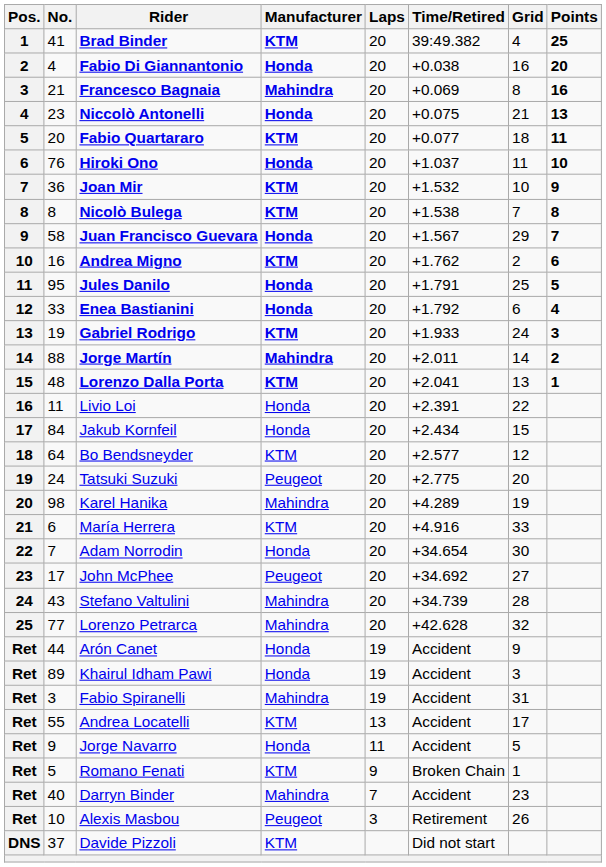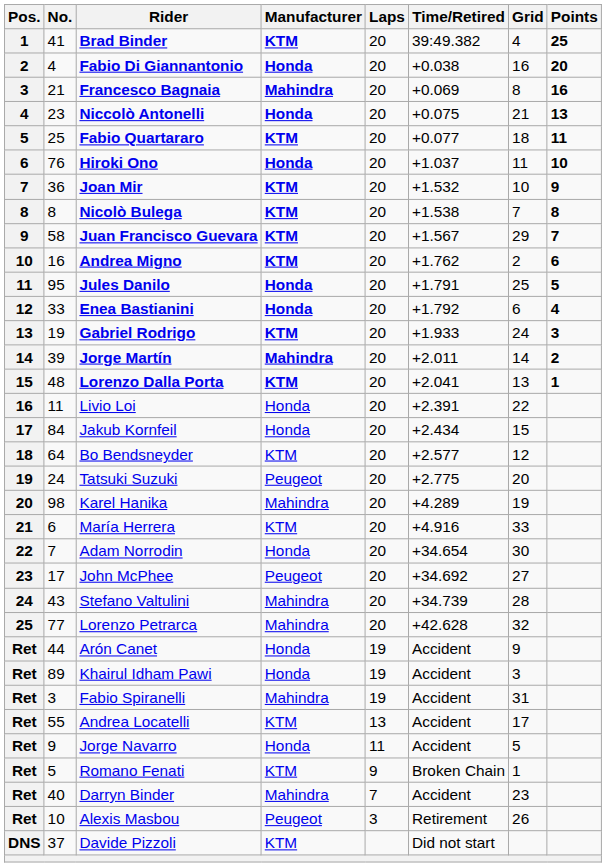(56, 138) 20 -> (56, 138) 25
(289, 236) Honda -> (281, 236) KTM
(56, 357) 88 -> (56, 357) 39
